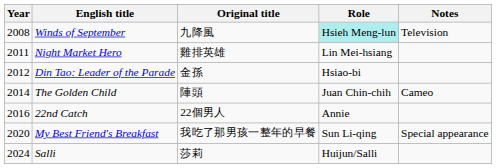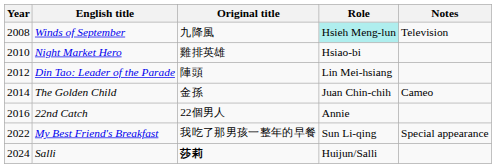(18, 52) 2011 -> (18, 52) 2010
(357, 52) Lin Mei-hsiang -> (341, 52) Hsiao-bi
(192, 72) 金孫 -> (192, 72) 陣頭
(341, 72) Hsiao-bi -> (357, 72) Lin Mei-hsiang
(192, 92) 陣頭 -> (192, 92) 金孫
(18, 133) 2020 -> (18, 133) 2022
(192, 153) normal -> (192, 153) bold
